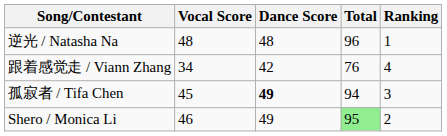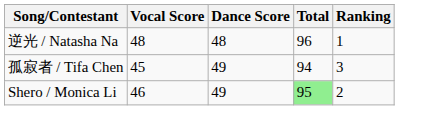- row: (89, 67)
(266, 94) bold -> (219, 67) normal
